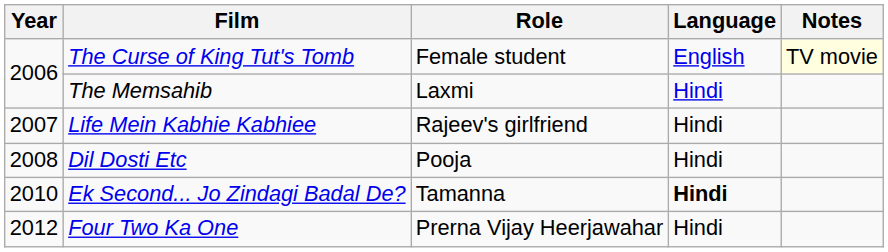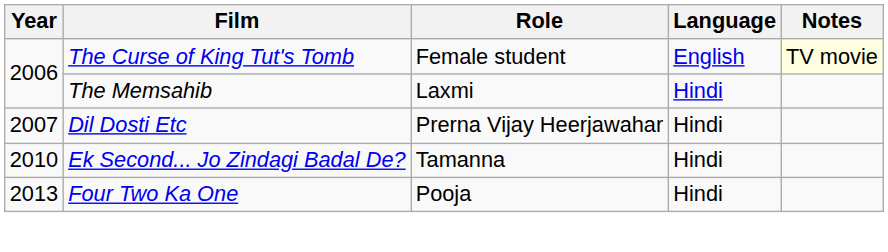- row: (192, 125)
(34, 159) 2008 -> (34, 125) 2007
(443, 159) Pooja -> (539, 125) Prerna Vijay Heerjawahar
(700, 194) bold -> (698, 159) normal
(34, 228) 2012 -> (34, 194) 2013
(539, 228) Prerna Vijay Heerjawahar -> (443, 194) Pooja
